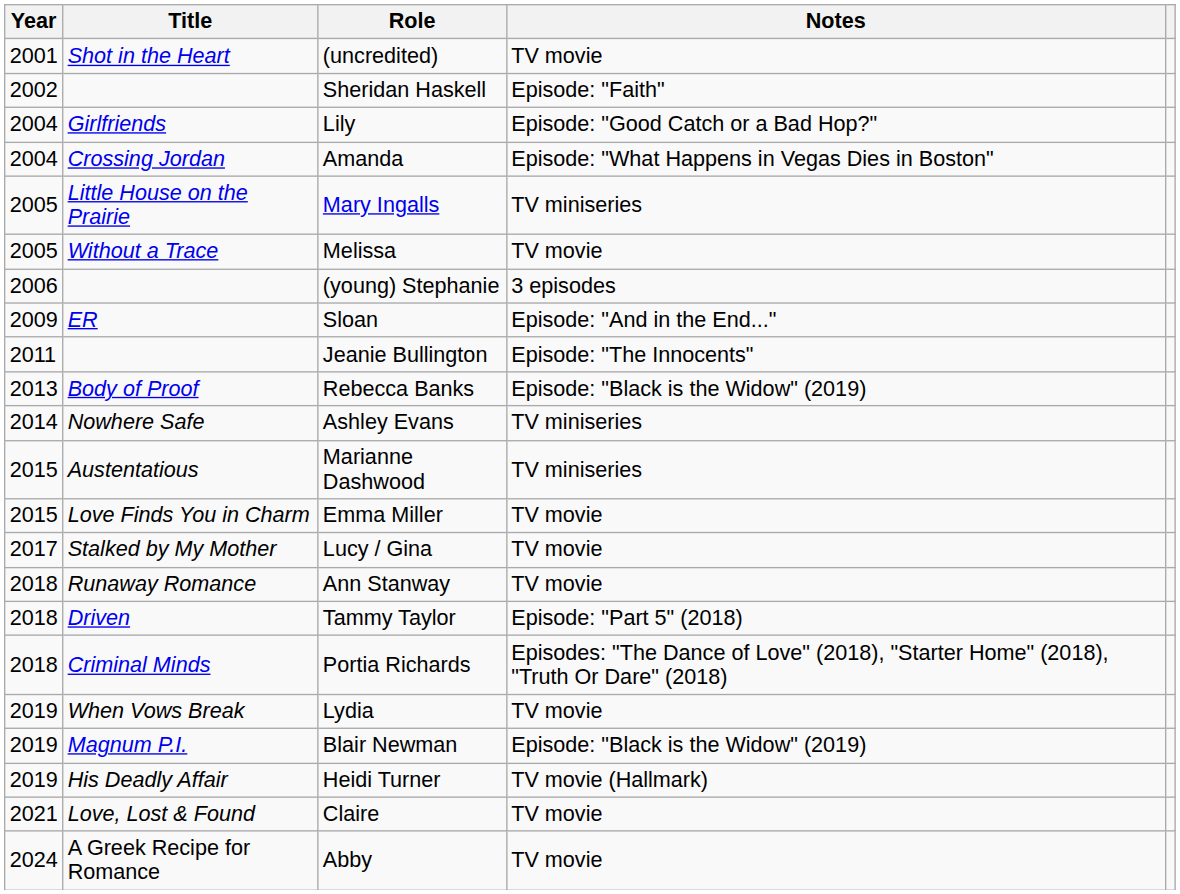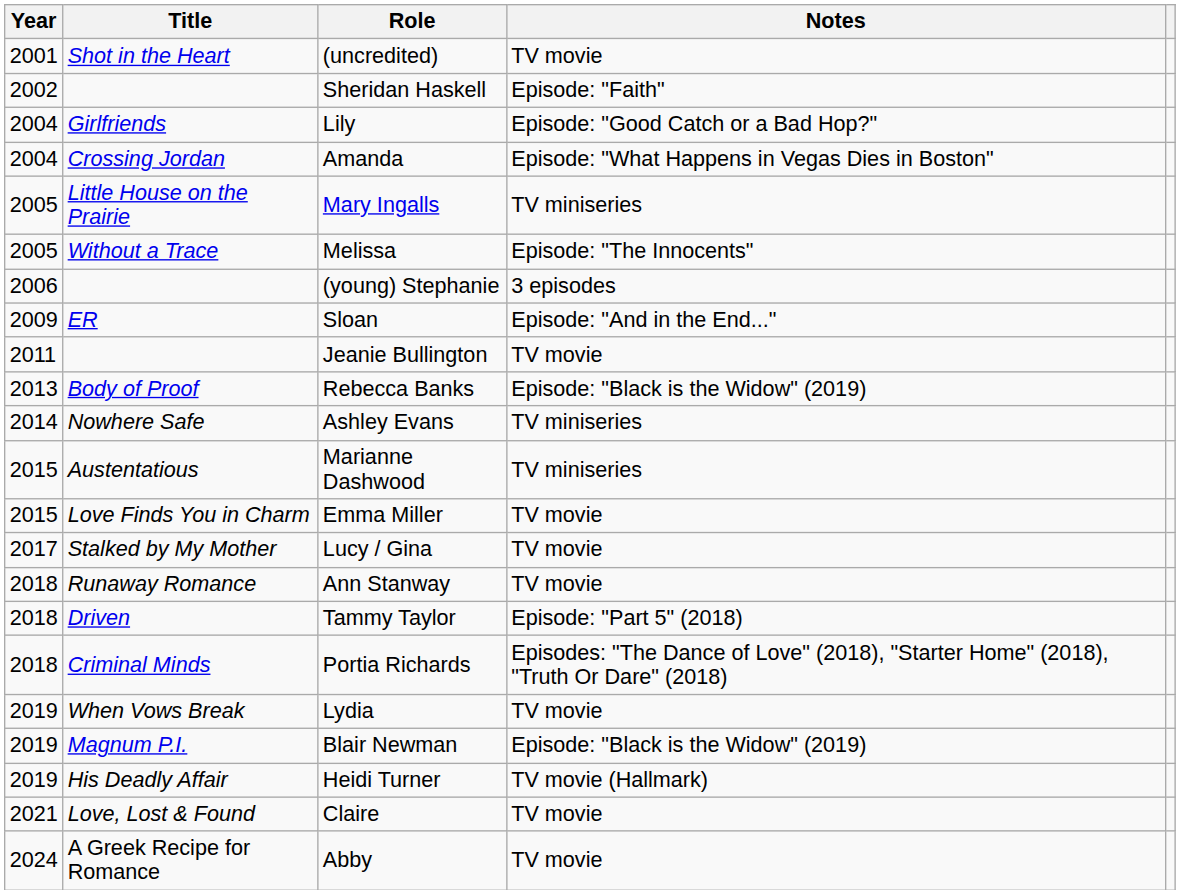(557, 251) TV movie -> (632, 251) Episode: "The Innocents"
(632, 354) Episode: "The Innocents" -> (557, 354) TV movie
